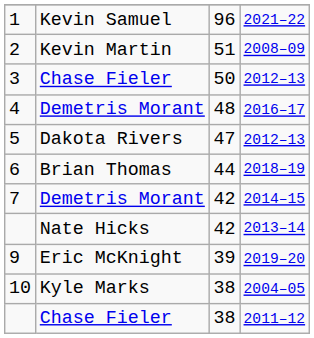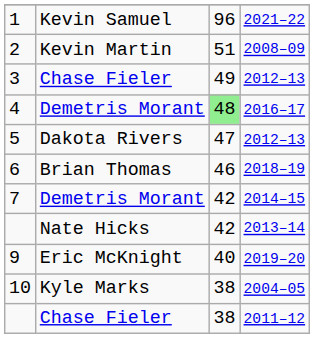(225, 79) 50 -> (225, 79) 49
(225, 109) no background -> (225, 109) lightgreen background
(225, 169) 44 -> (225, 169) 46
(225, 259) 39 -> (225, 259) 40
